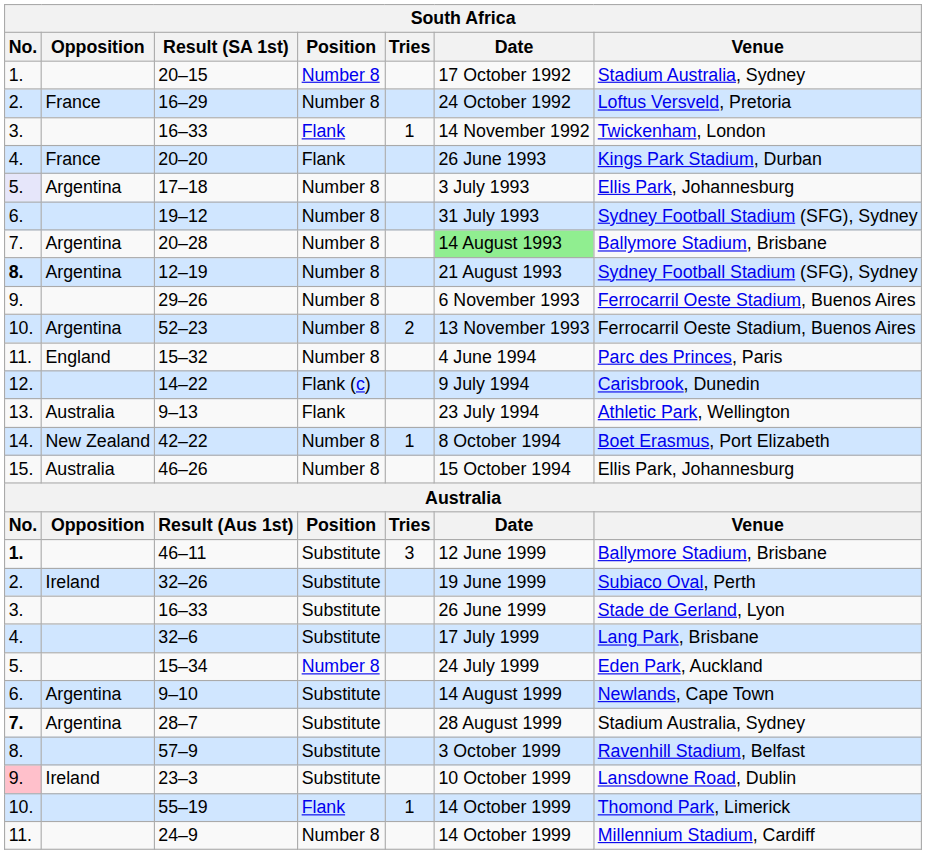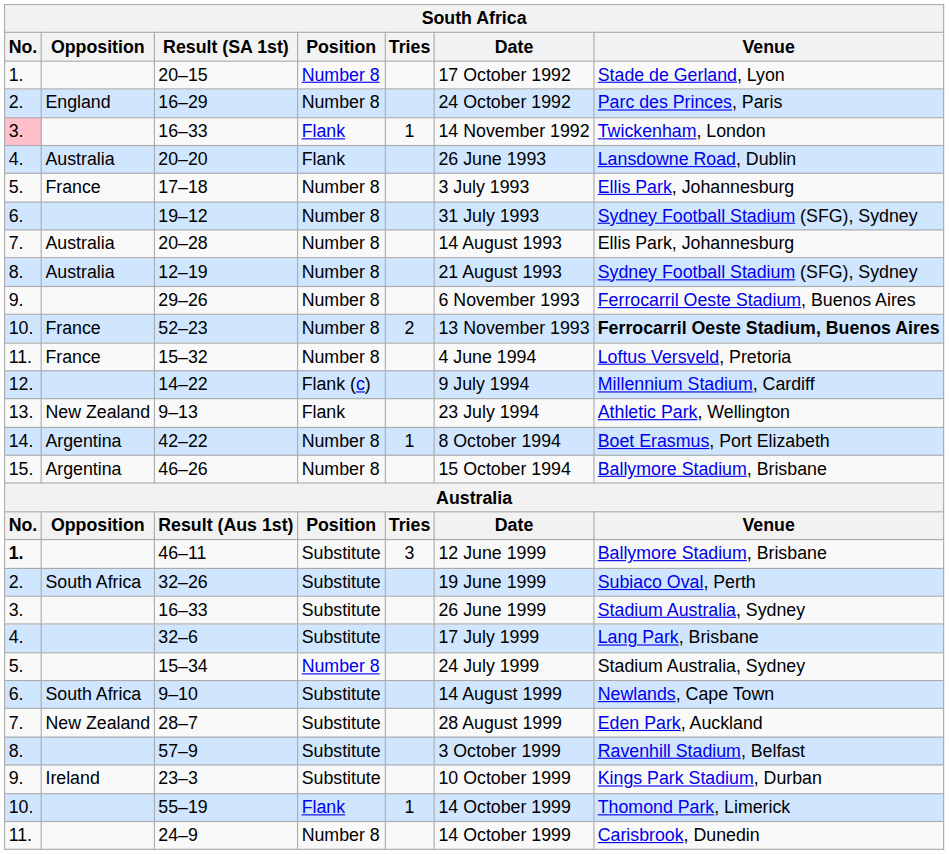(701, 74) Stadium Australia, Sydney -> (691, 74) Stade de Gerland, Lyon
(73, 103) France -> (78, 103) England
(694, 103) Loftus Versveld, Pretoria -> (690, 103) Parc des Princes, Paris
(16, 131) no background -> (16, 131) pink background
(73, 159) France -> (80, 159) Australia
(710, 159) Kings Park Stadium, Durban -> (697, 159) Lansdowne Road, Dublin
(16, 187) lavender background -> (16, 187) no background
(83, 187) Argentina -> (73, 187) France
(83, 243) Argentina -> (80, 243) Australia
(500, 243) lightgreen background -> (500, 243) no background
(712, 243) Ballymore Stadium, Brisbane -> (696, 243) Ellis Park, Johannesburg
(16, 272) bold -> (16, 272) normal
(83, 272) Argentina -> (80, 272) Australia
(83, 328) Argentina -> (73, 328) France
(757, 328) normal -> (769, 328) bold
(78, 356) England -> (73, 356) France
(690, 356) Parc des Princes, Paris -> (694, 356) Loftus Versveld, Pretoria
(679, 384) Carisbrook, Dunedin -> (706, 384) Millennium Stadium, Cardiff
(80, 412) Australia -> (98, 412) New Zealand
(98, 441) New Zealand -> (83, 441) Argentina
(80, 469) Australia -> (83, 469) Argentina
(696, 469) Ellis Park, Johannesburg -> (712, 469) Ballymore Stadium, Brisbane
(73, 581) Ireland -> (93, 581) South Africa
(691, 610) Stade de Gerland, Lyon -> (701, 610) Stadium Australia, Sydney
(680, 666) Eden Park, Auckland -> (701, 666) Stadium Australia, Sydney
(83, 694) Argentina -> (93, 694) South Africa
(16, 722) bold -> (16, 722) normal
(83, 722) Argentina -> (98, 722) New Zealand
(701, 722) Stadium Australia, Sydney -> (680, 722) Eden Park, Auckland
(16, 779) pink background -> (16, 779) no background
(697, 779) Lansdowne Road, Dublin -> (710, 779) Kings Park Stadium, Durban
(706, 835) Millennium Stadium, Cardiff -> (679, 835) Carisbrook, Dunedin
